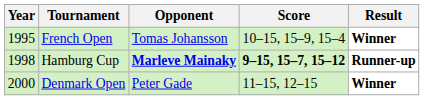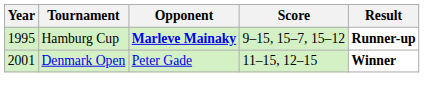- row: (77, 38)
(21, 61) 1998 -> (21, 38) 1995
(294, 61) bold -> (294, 38) normal
(21, 83) 2000 -> (21, 61) 2001
